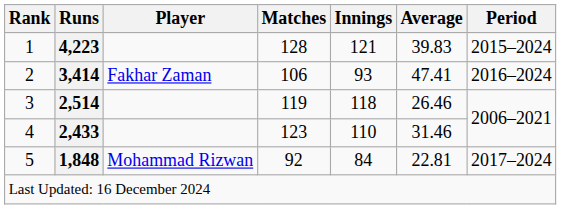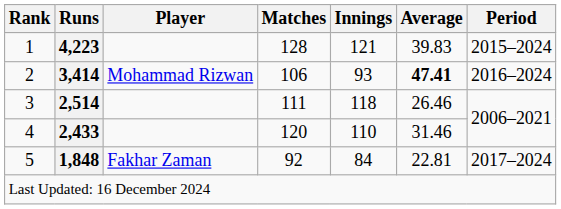(159, 75) Fakhar Zaman -> (180, 75) Mohammad Rizwan
(432, 75) normal -> (432, 75) bold
(294, 103) 119 -> (294, 103) 111
(294, 132) 123 -> (294, 132) 120
(180, 160) Mohammad Rizwan -> (159, 160) Fakhar Zaman
